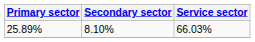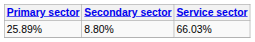(99, 29) 8.10% -> (99, 29) 8.80%
